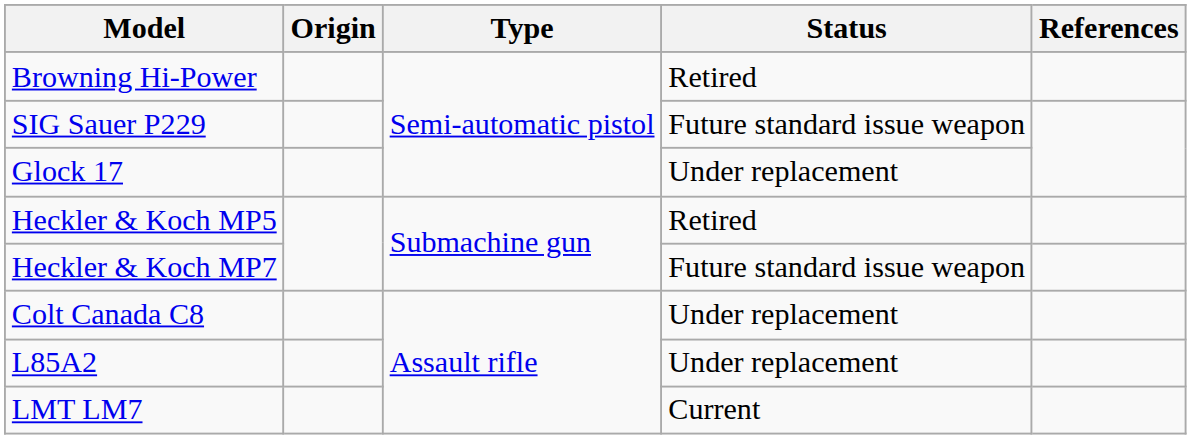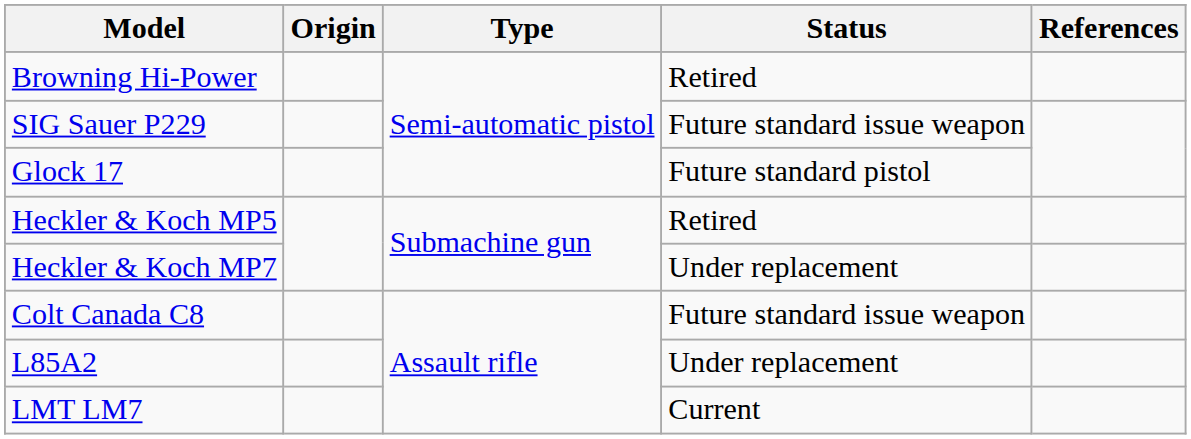(783, 171) Under replacement -> (800, 171) Future standard pistol
(847, 266) Future standard issue weapon -> (783, 266) Under replacement
(783, 314) Under replacement -> (847, 314) Future standard issue weapon
